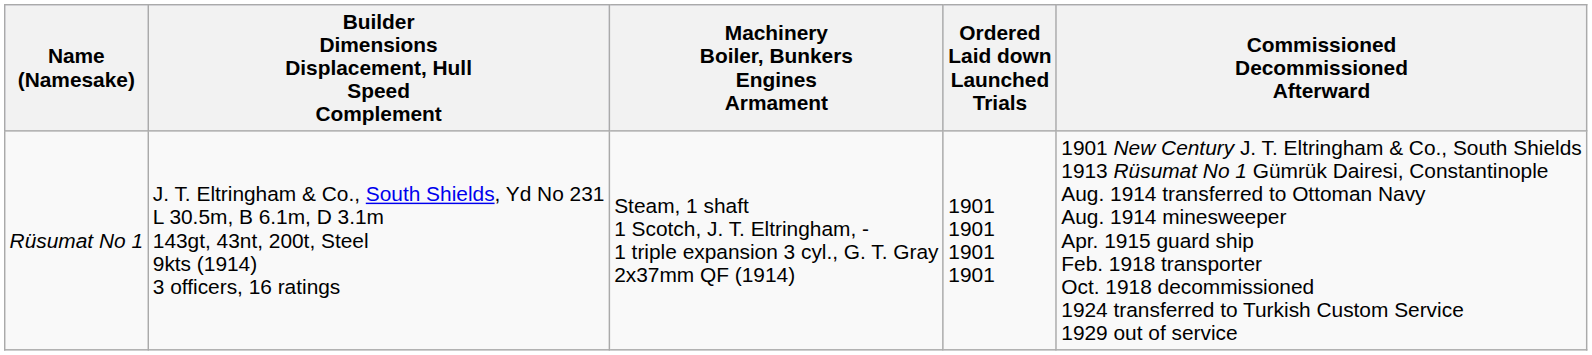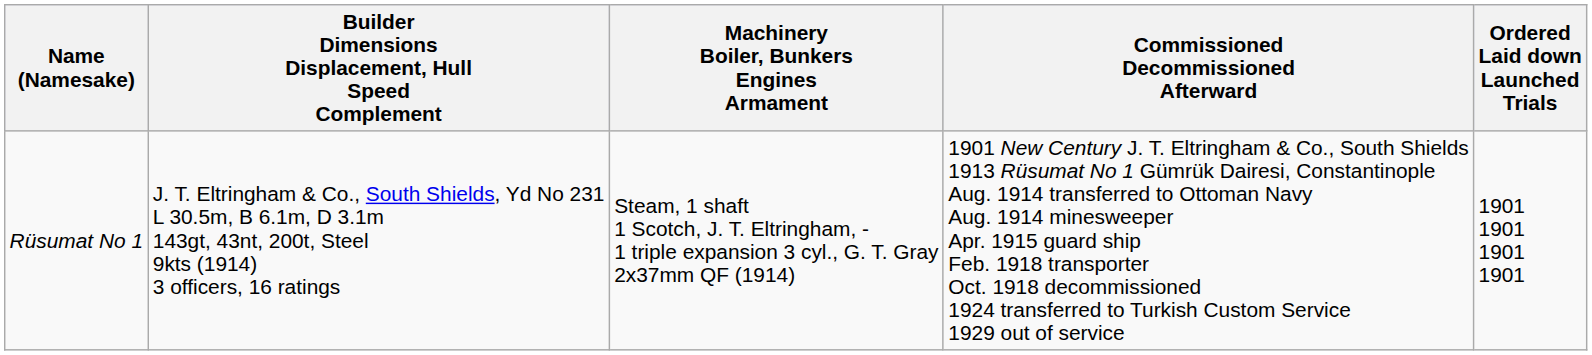columns swapped: (1000, 68) <-> (1321, 68)
